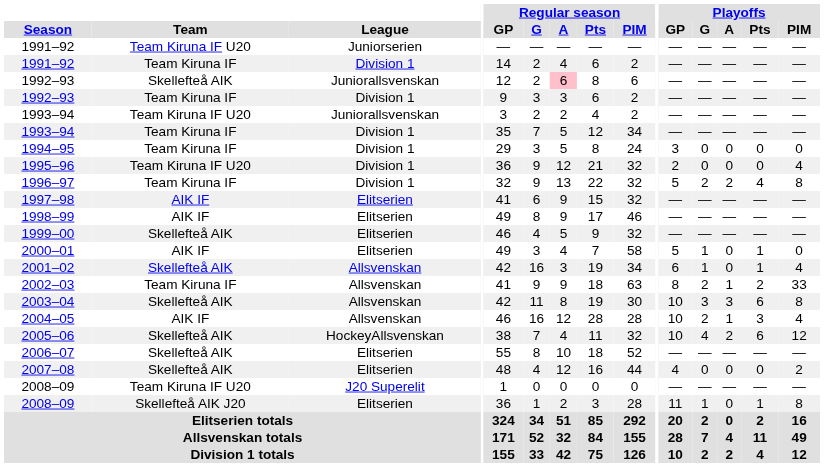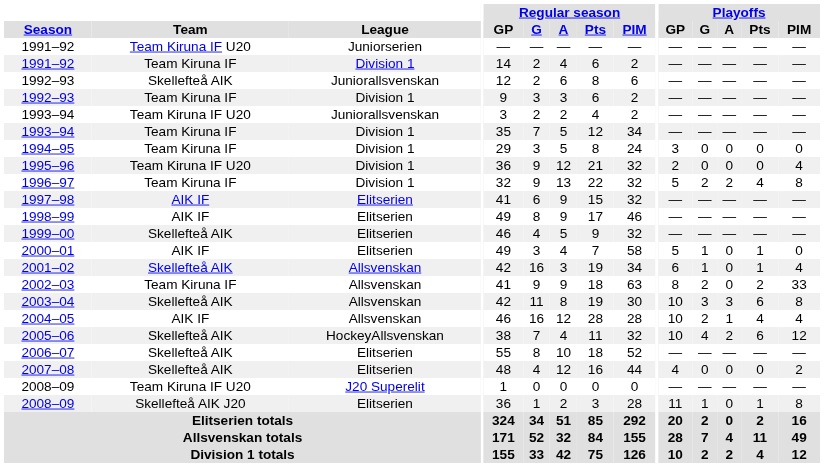(564, 80) pink background -> (564, 80) no background
(729, 284) 1 -> (729, 284) 0
(760, 318) 3 -> (760, 318) 4
